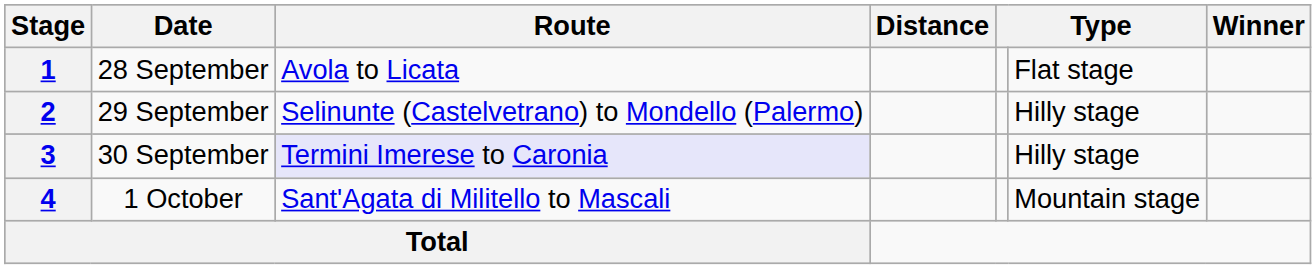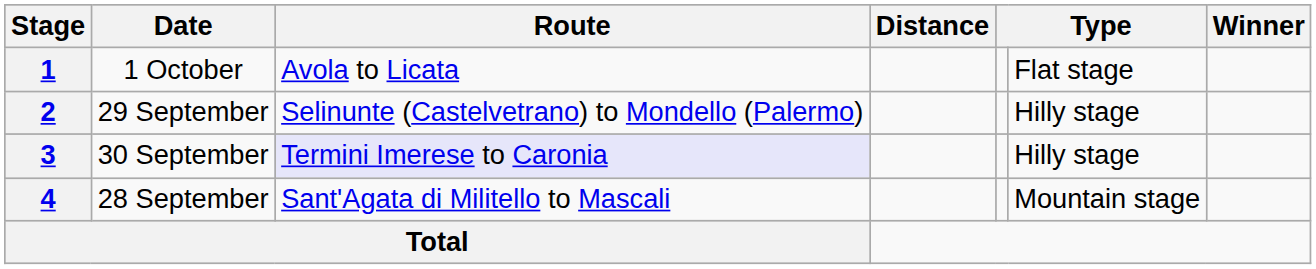(183, 69) 28 September -> (183, 69) 1 October
(183, 198) 1 October -> (183, 198) 28 September
